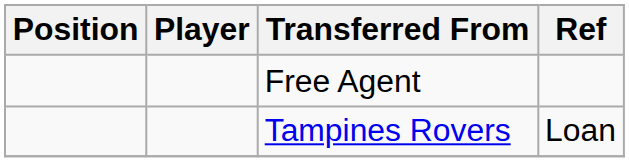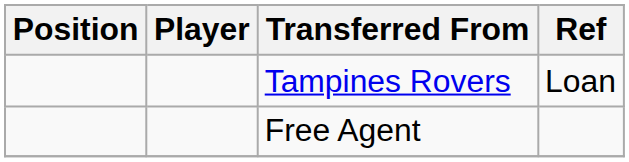rows swapped: (343, 80) <-> (388, 130)
